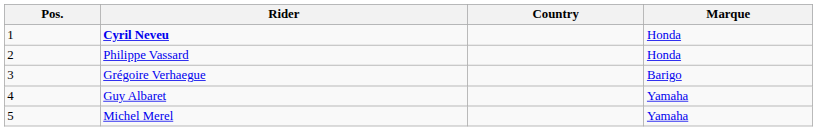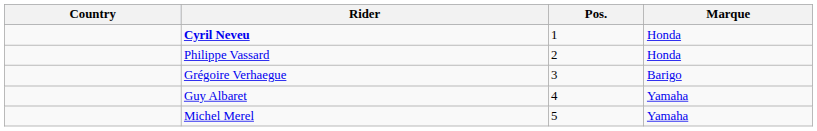columns swapped: (52, 14) <-> (556, 14)
